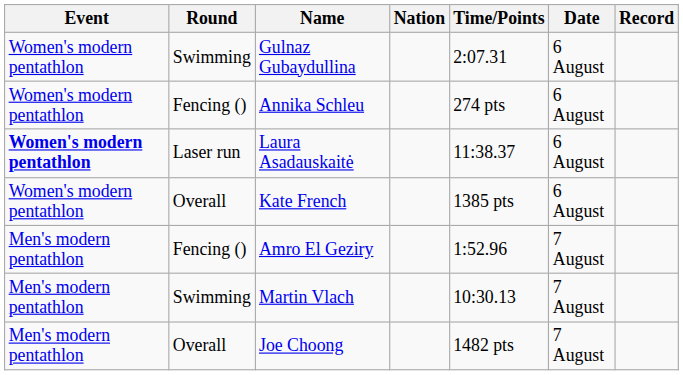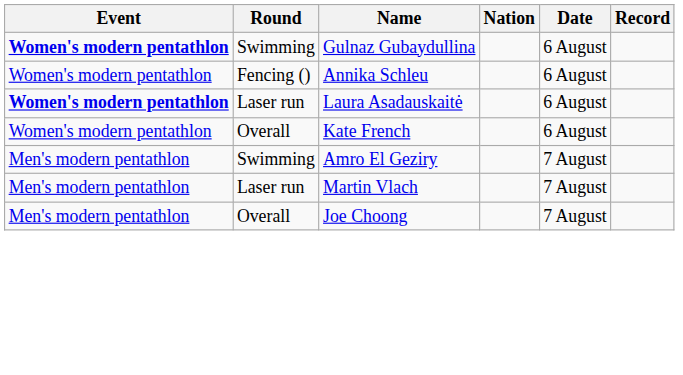- column: (499, 18)
(70, 56) normal -> (119, 46) bold
(210, 249) Fencing () -> (276, 159) Swimming
(212, 297) Swimming -> (271, 187) Laser run
